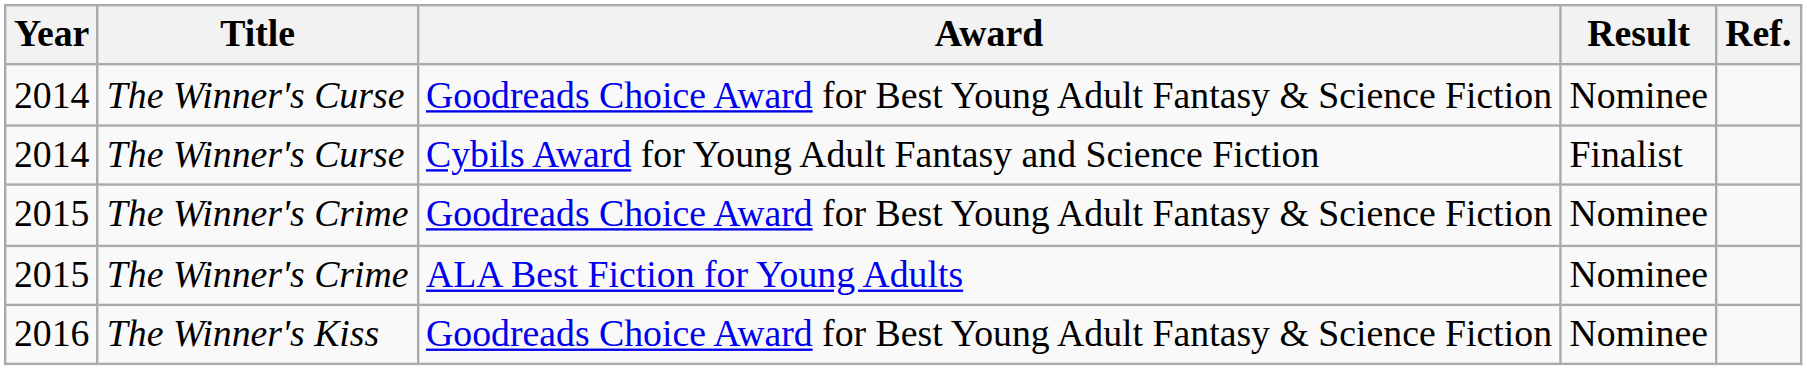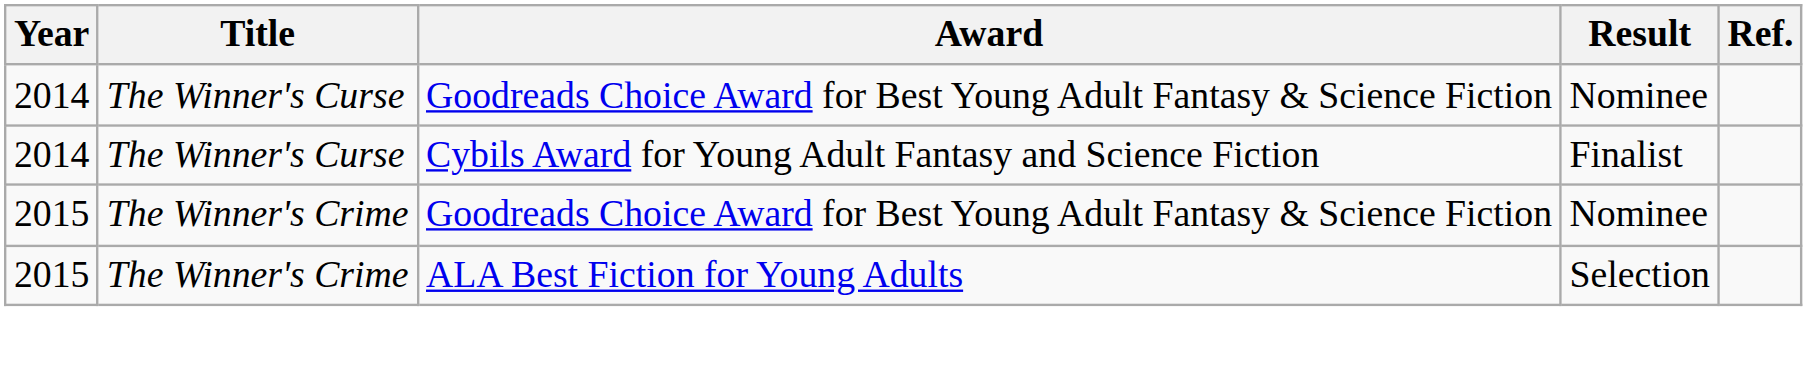(1639, 273) Nominee -> (1640, 273) Selection
- row: (52, 333)
